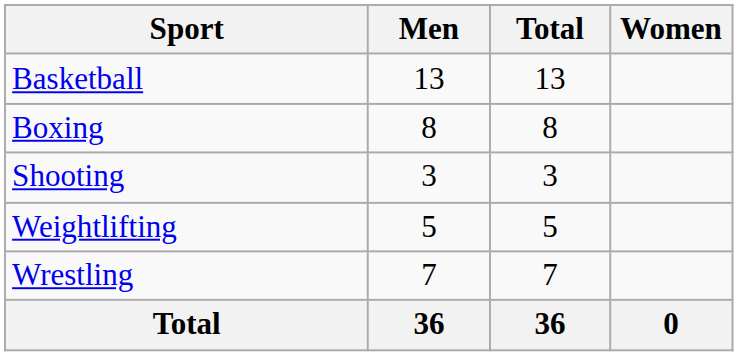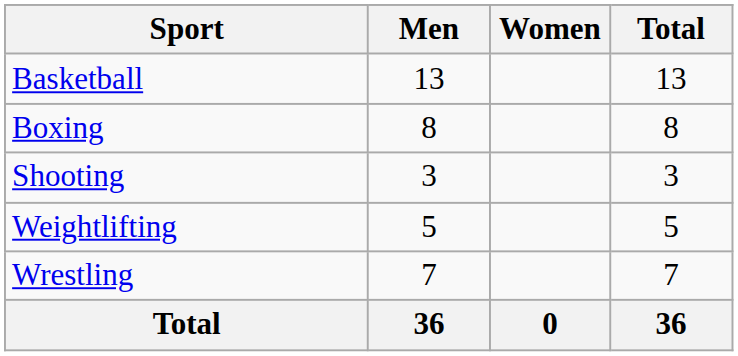columns swapped: (671, 29) <-> (550, 29)
